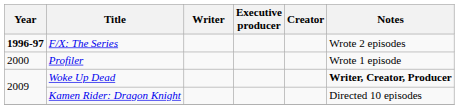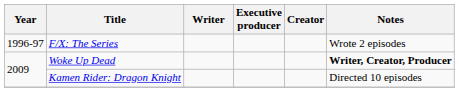(25, 43) bold -> (25, 43) normal
- row: (66, 60)
